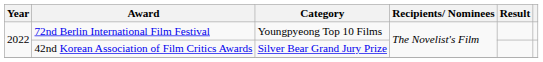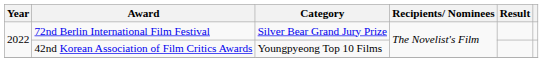(320, 31) Youngpyeong Top 10 Films -> (322, 31) Silver Bear Grand Jury Prize
(322, 48) Silver Bear Grand Jury Prize -> (320, 48) Youngpyeong Top 10 Films
